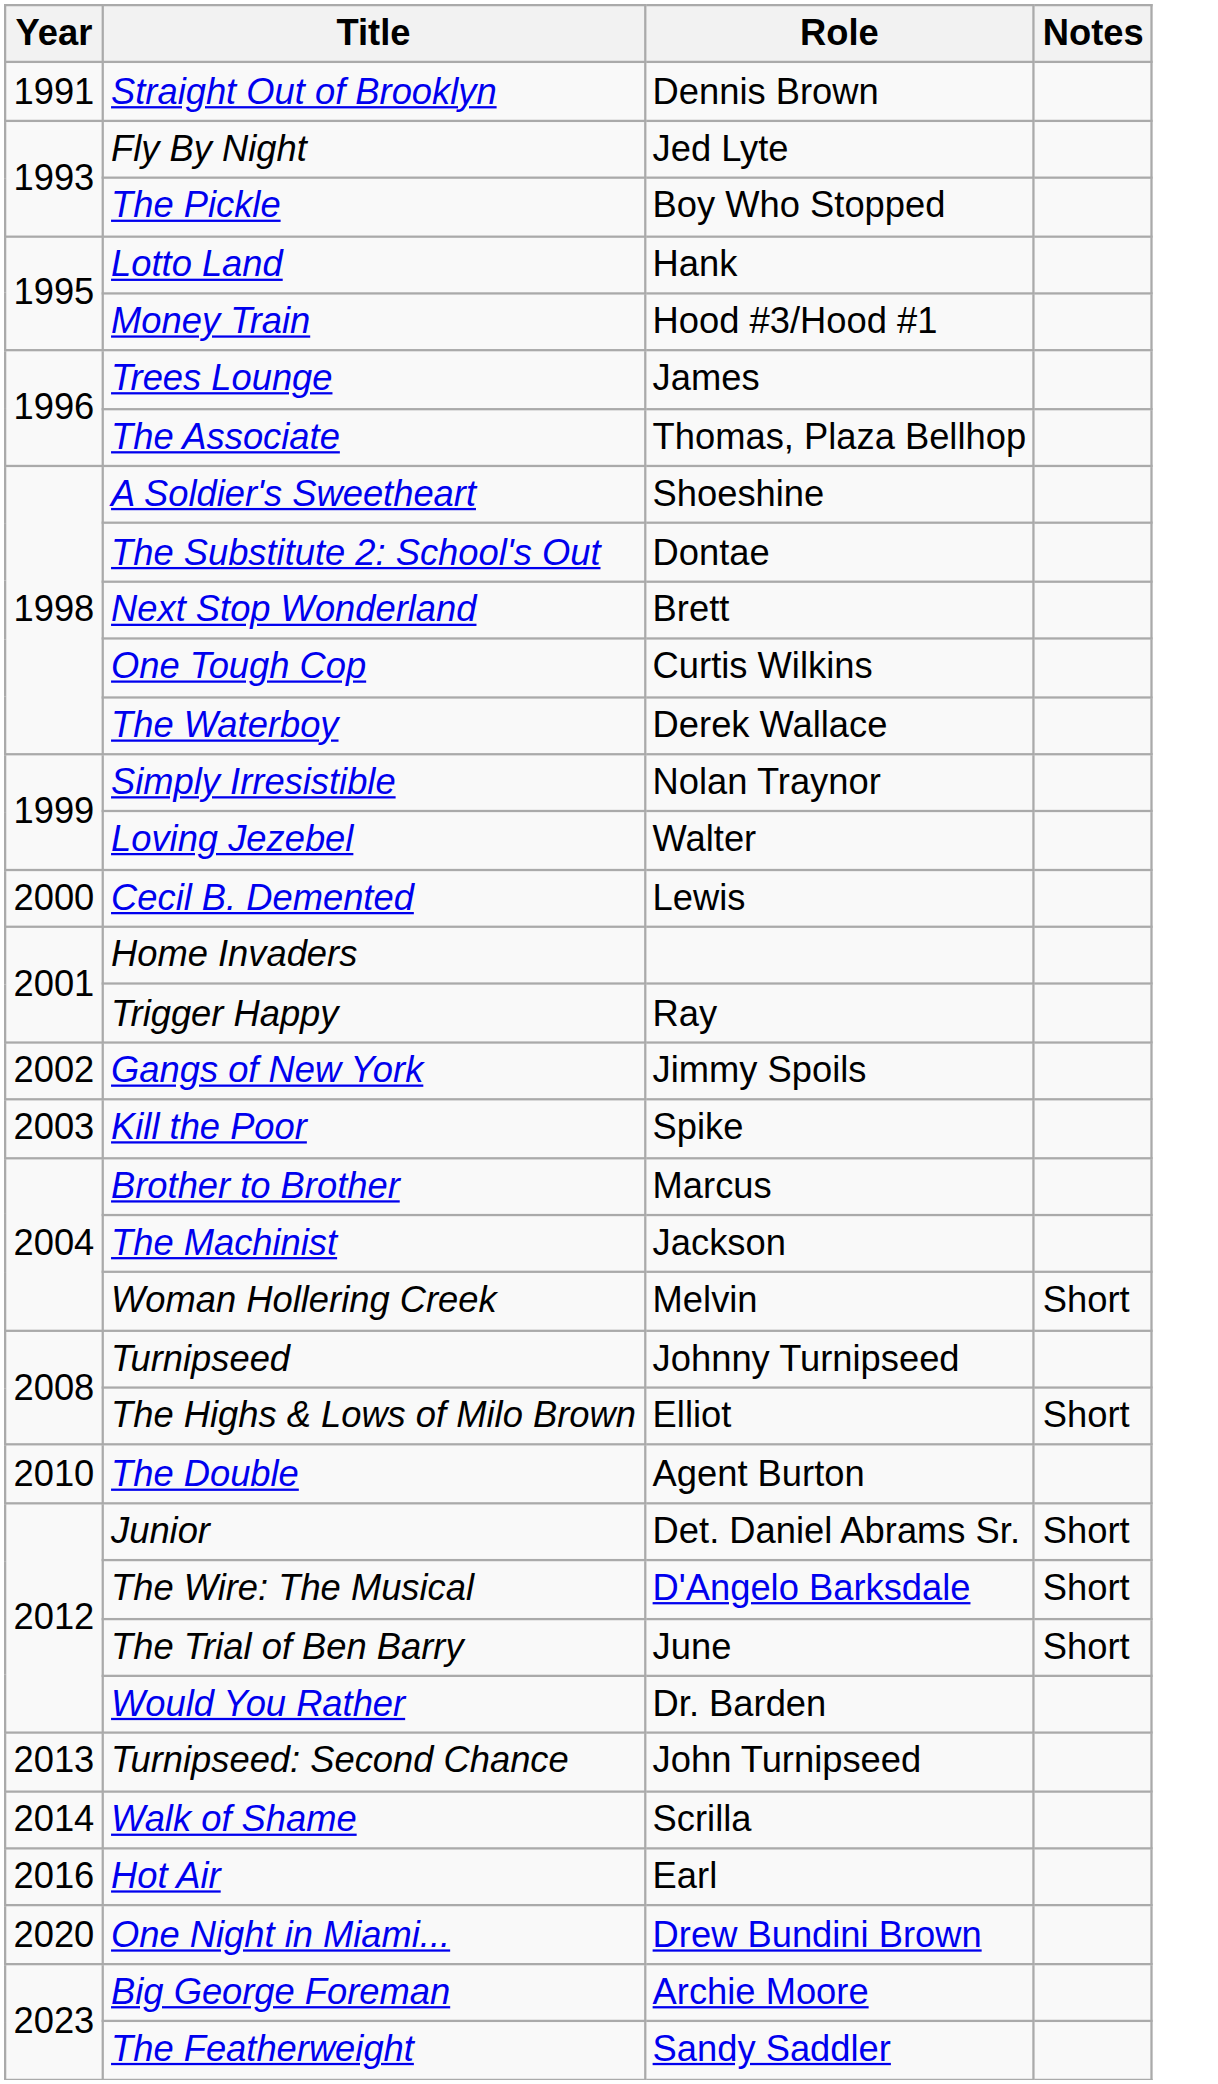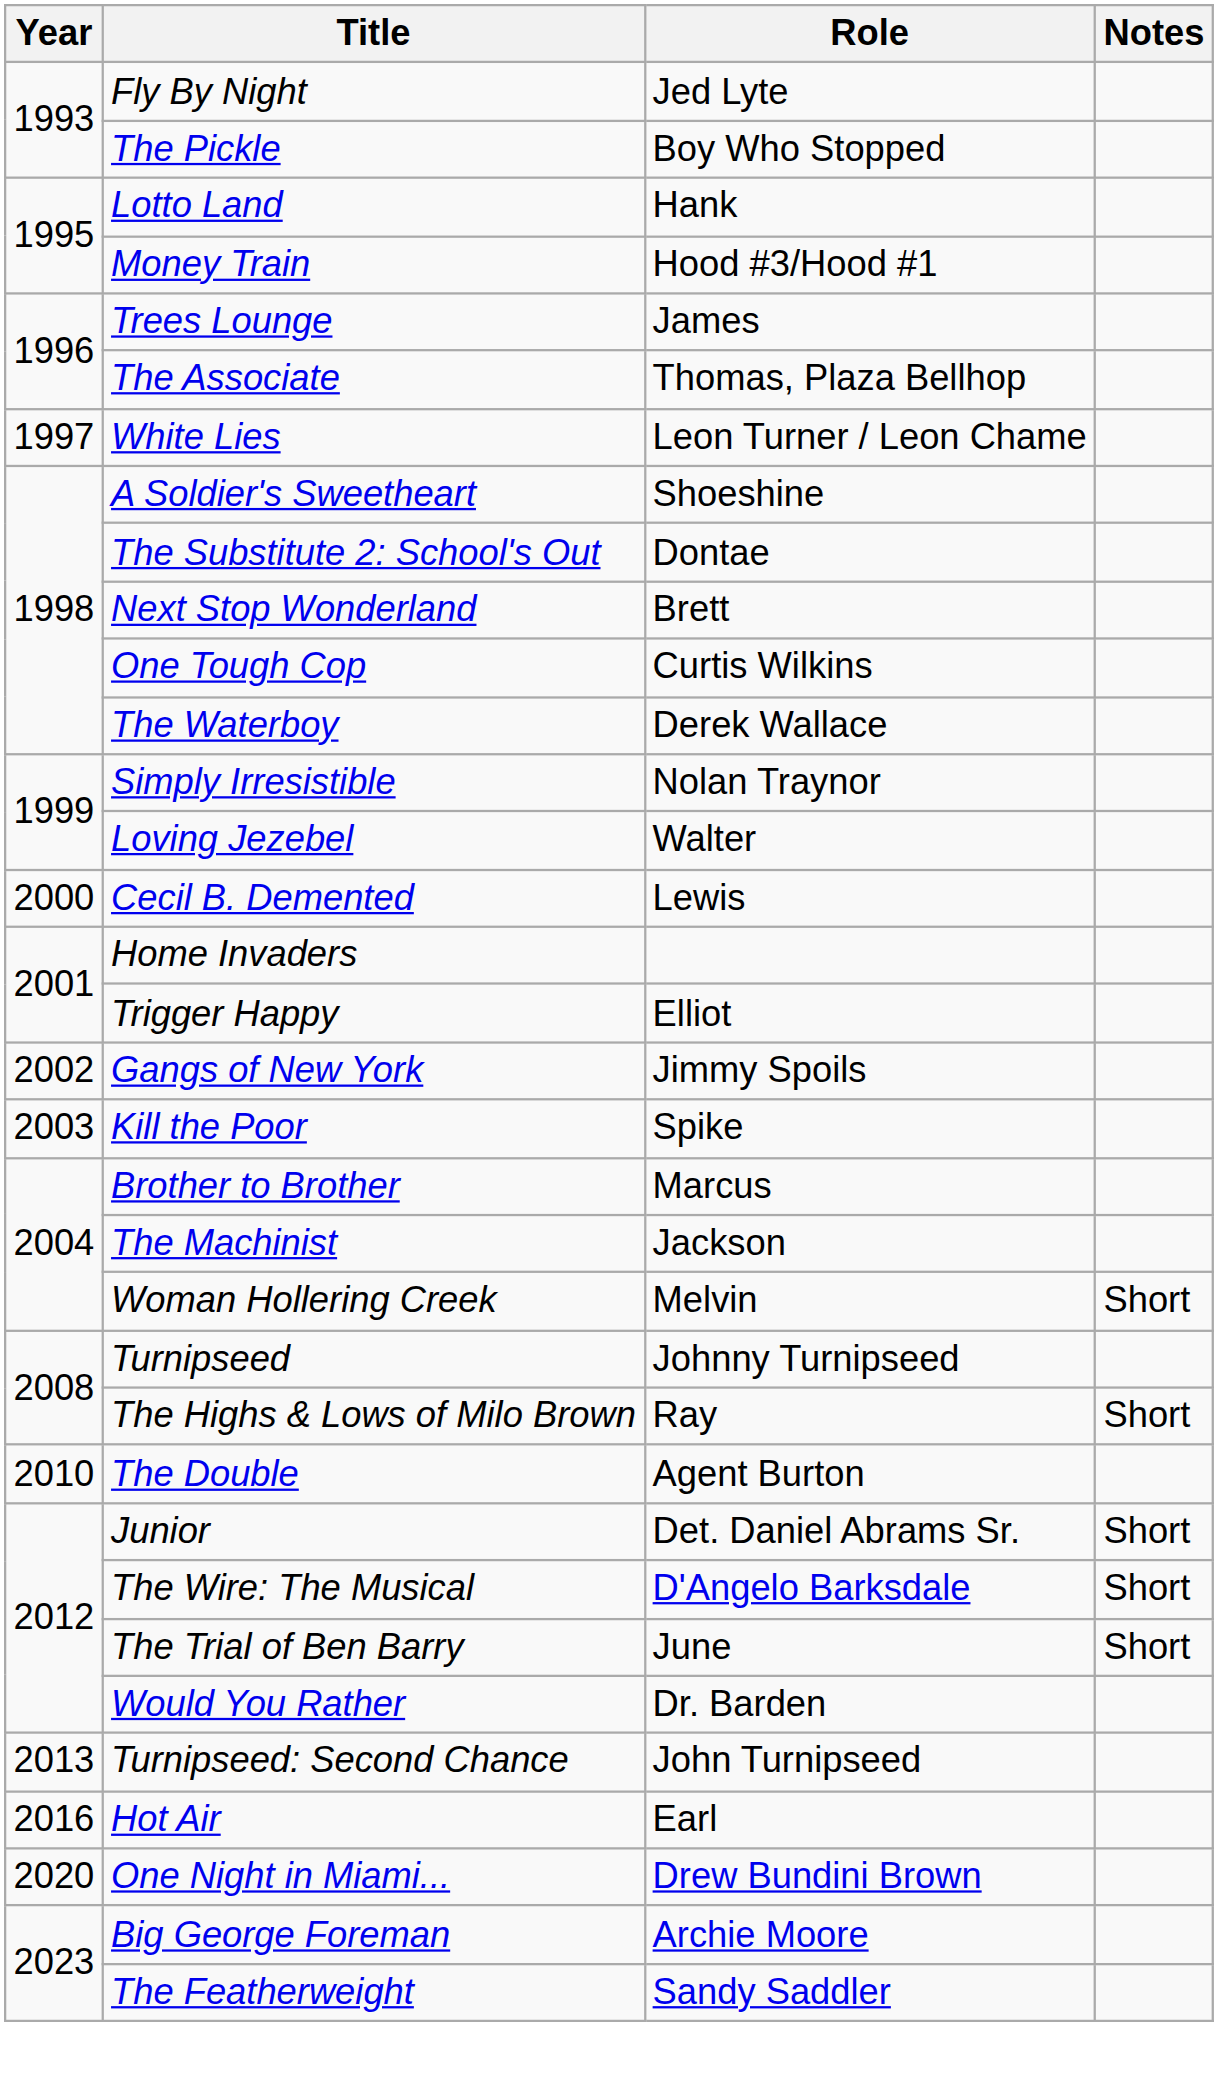- row: (304, 90)
+ row: (196, 436)
(685, 1012) Ray -> (692, 1012) Elliot
(692, 1415) Elliot -> (685, 1415) Ray
- row: (234, 1818)
